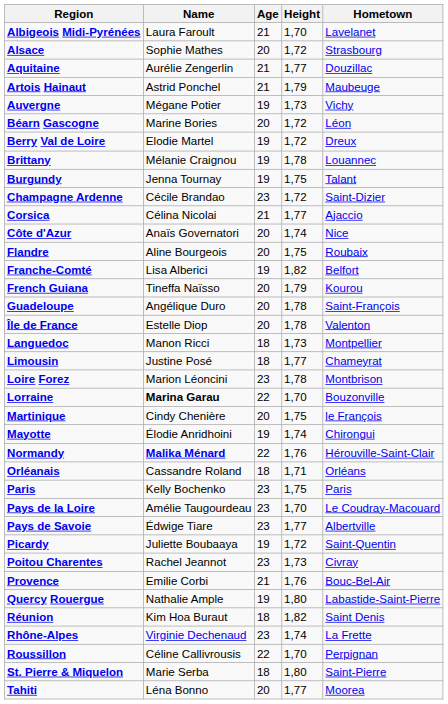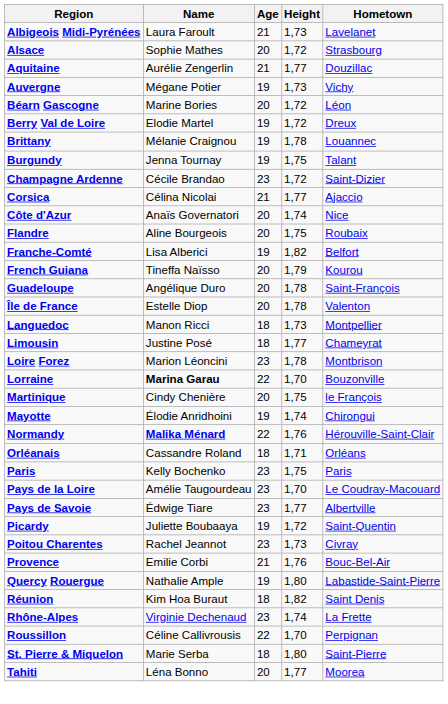(295, 32) 1,70 -> (295, 32) 1,73
- row: (47, 87)
